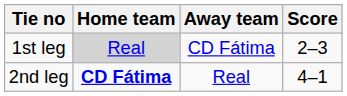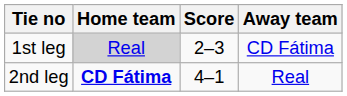columns swapped: (312, 18) <-> (231, 18)
